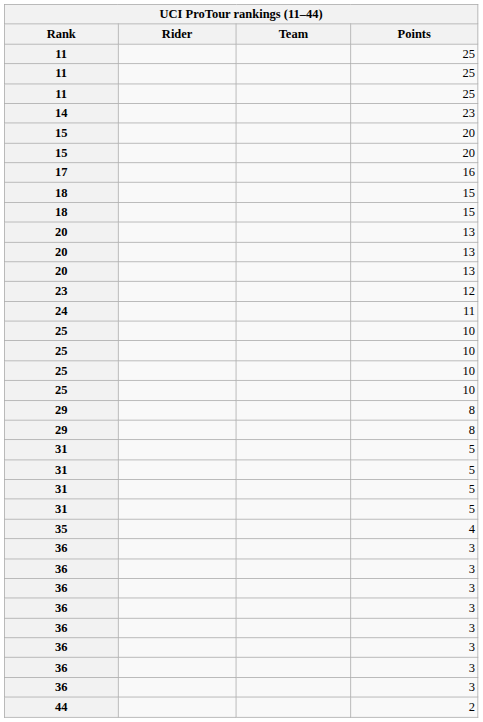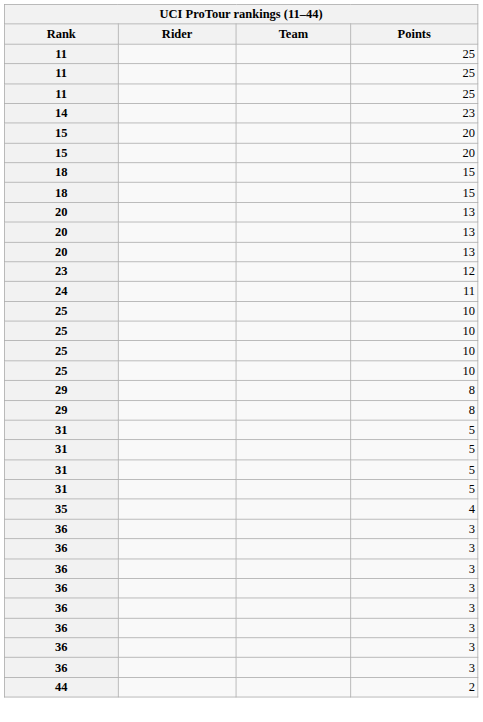- row: (61, 172)
